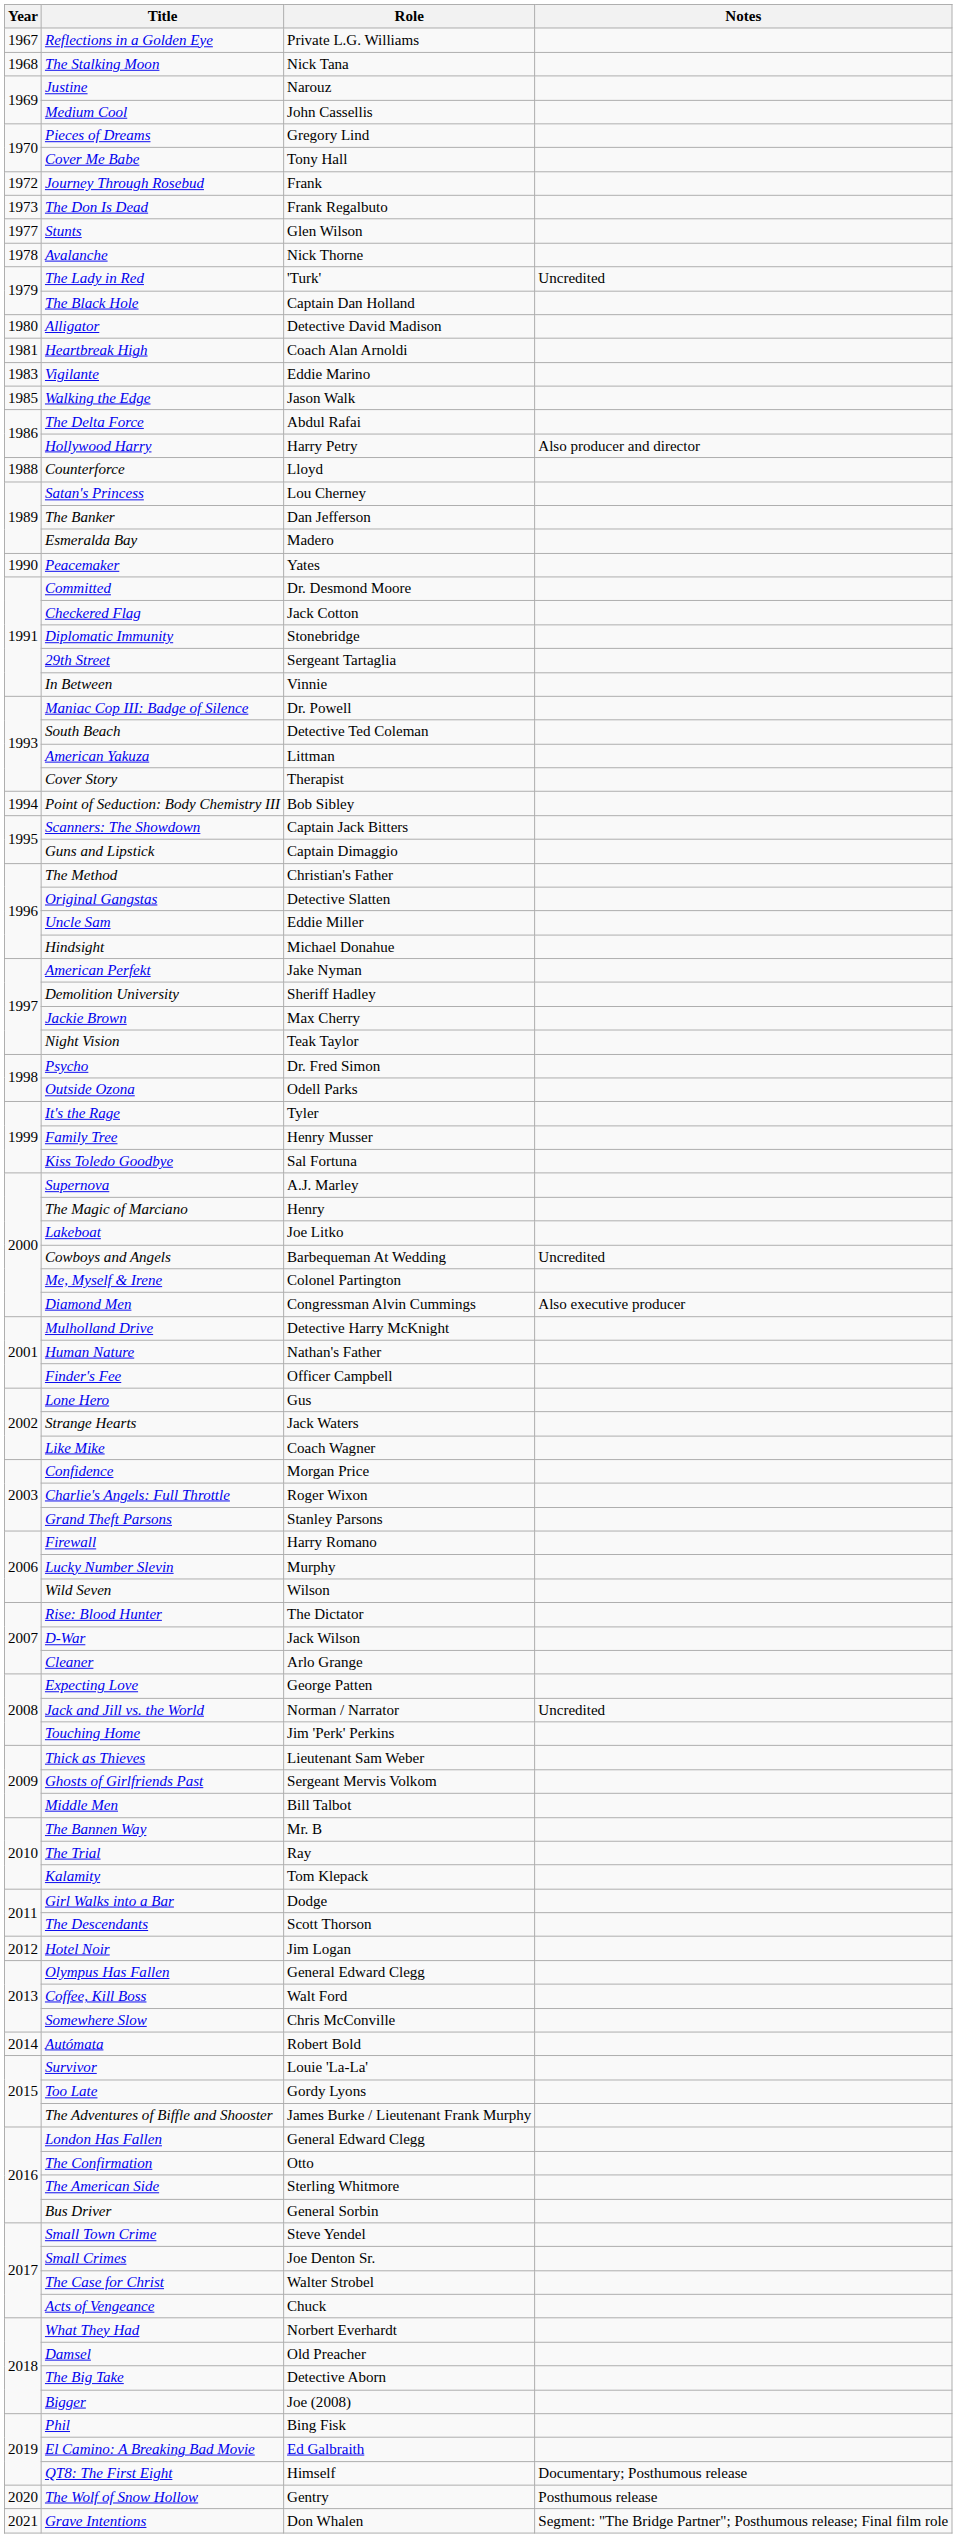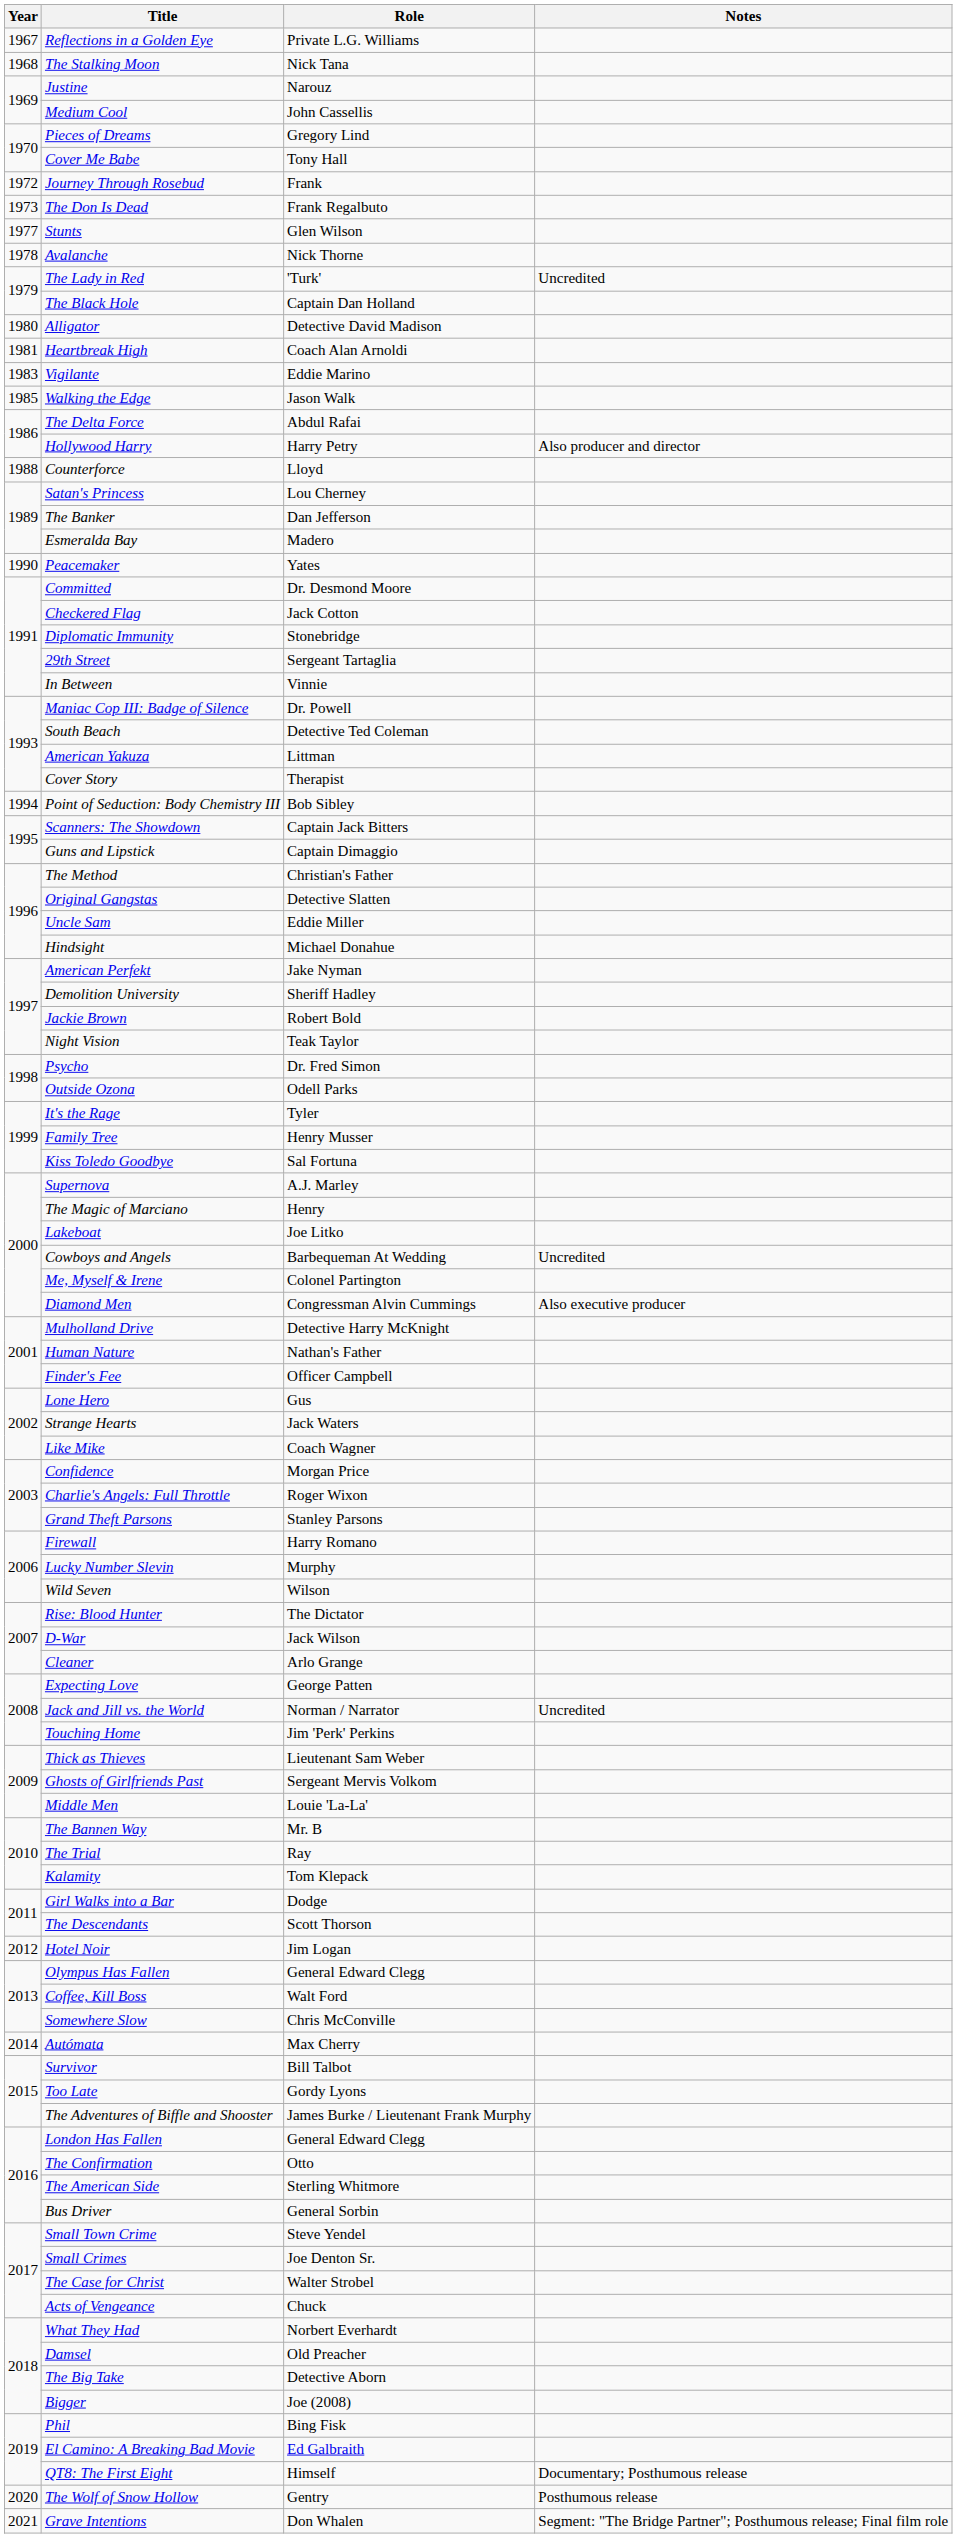(324, 1018) Max Cherry -> (324, 1018) Robert Bold
(319, 1805) Bill Talbot -> (328, 1805) Louie 'La-La'
(324, 2043) Robert Bold -> (324, 2043) Max Cherry
(328, 2067) Louie 'La-La' -> (319, 2067) Bill Talbot
